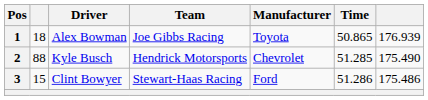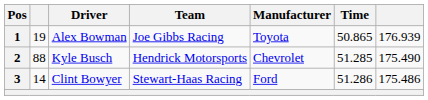(39, 36) 18 -> (39, 36) 19
(39, 79) 15 -> (39, 79) 14
